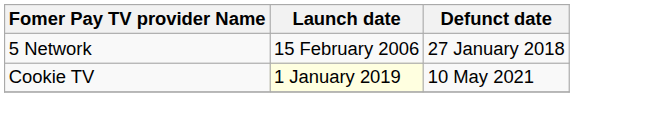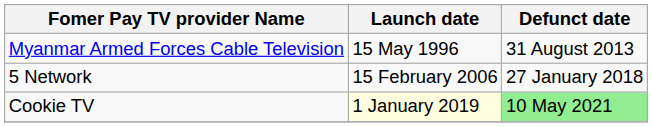+ row: (176, 48)
(481, 77) no background -> (559, 106) lightgreen background
